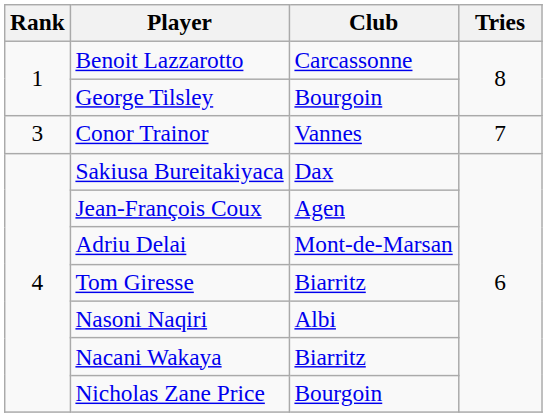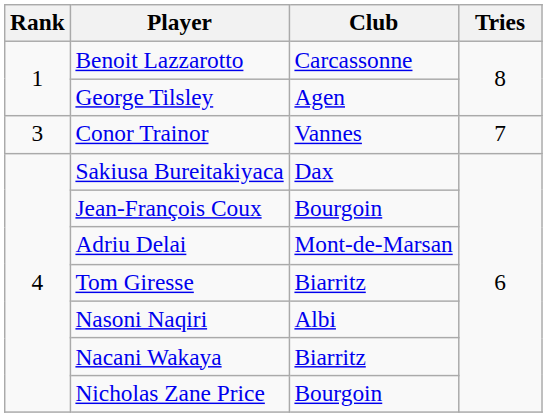(338, 97) Bourgoin -> (320, 97) Agen
(320, 208) Agen -> (338, 208) Bourgoin
